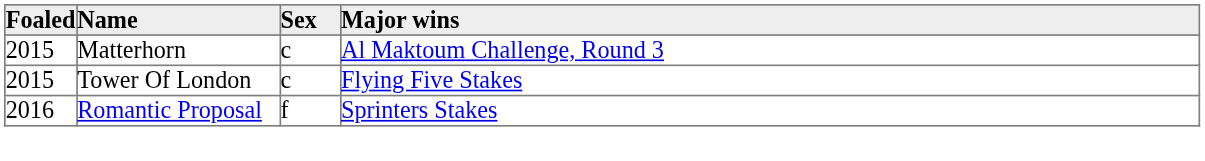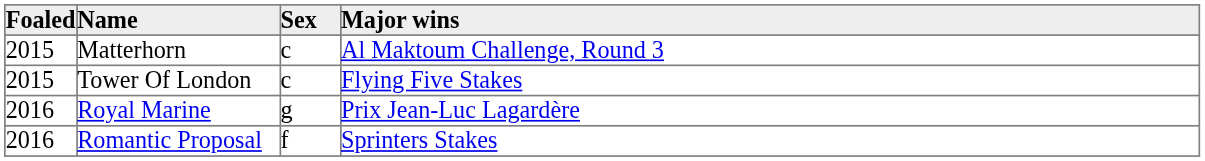+ row: (144, 110)
